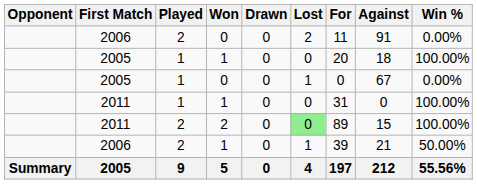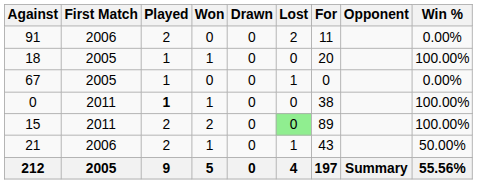columns swapped: (40, 15) <-> (384, 15)
(181, 102) normal -> (166, 102) bold
(341, 102) 31 -> (326, 102) 38
(341, 146) 39 -> (326, 146) 43
